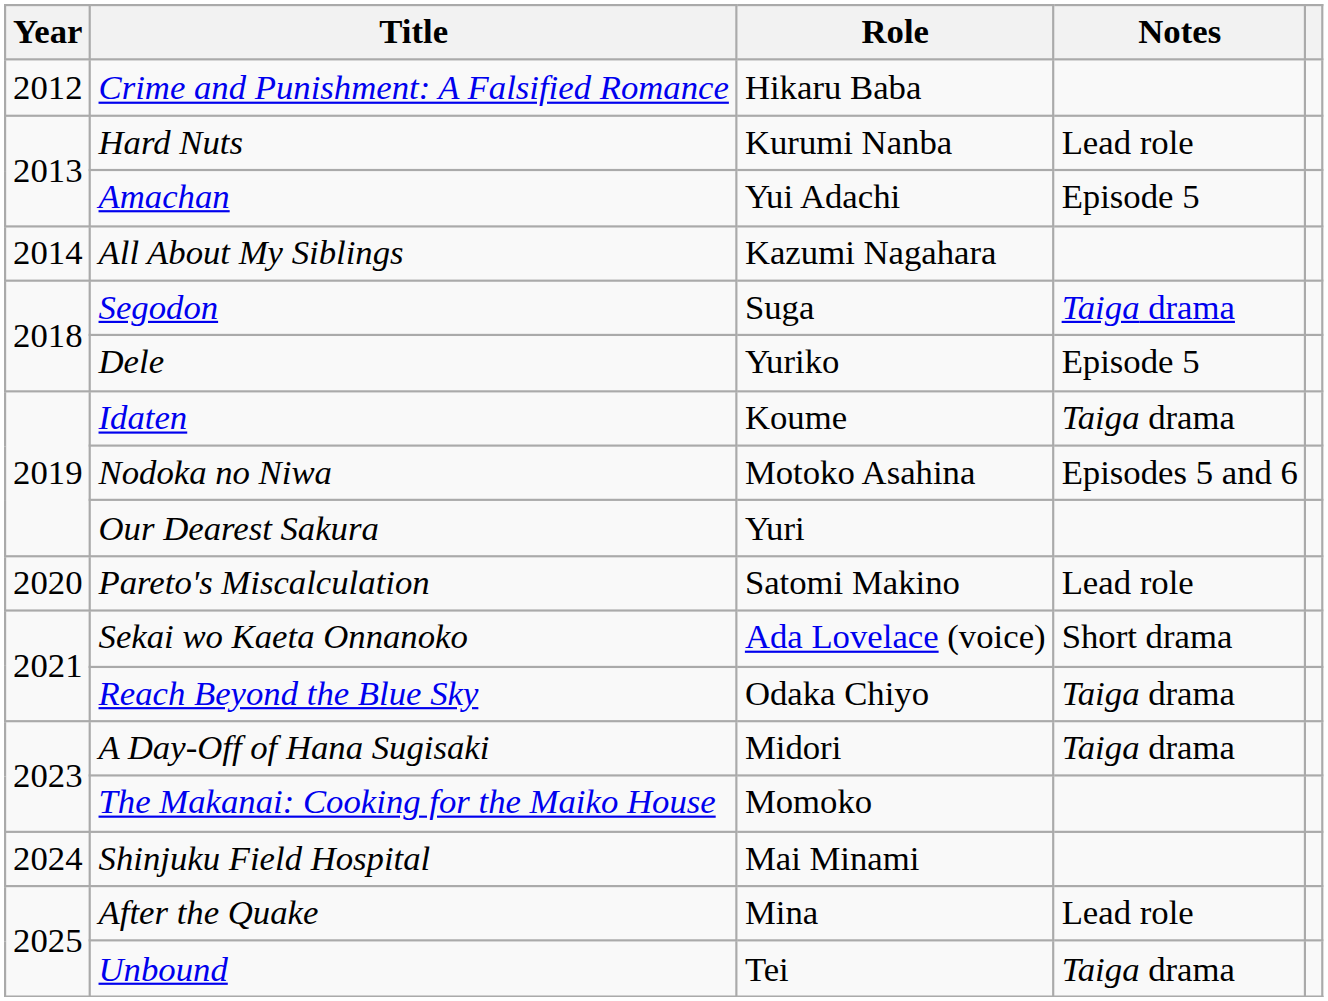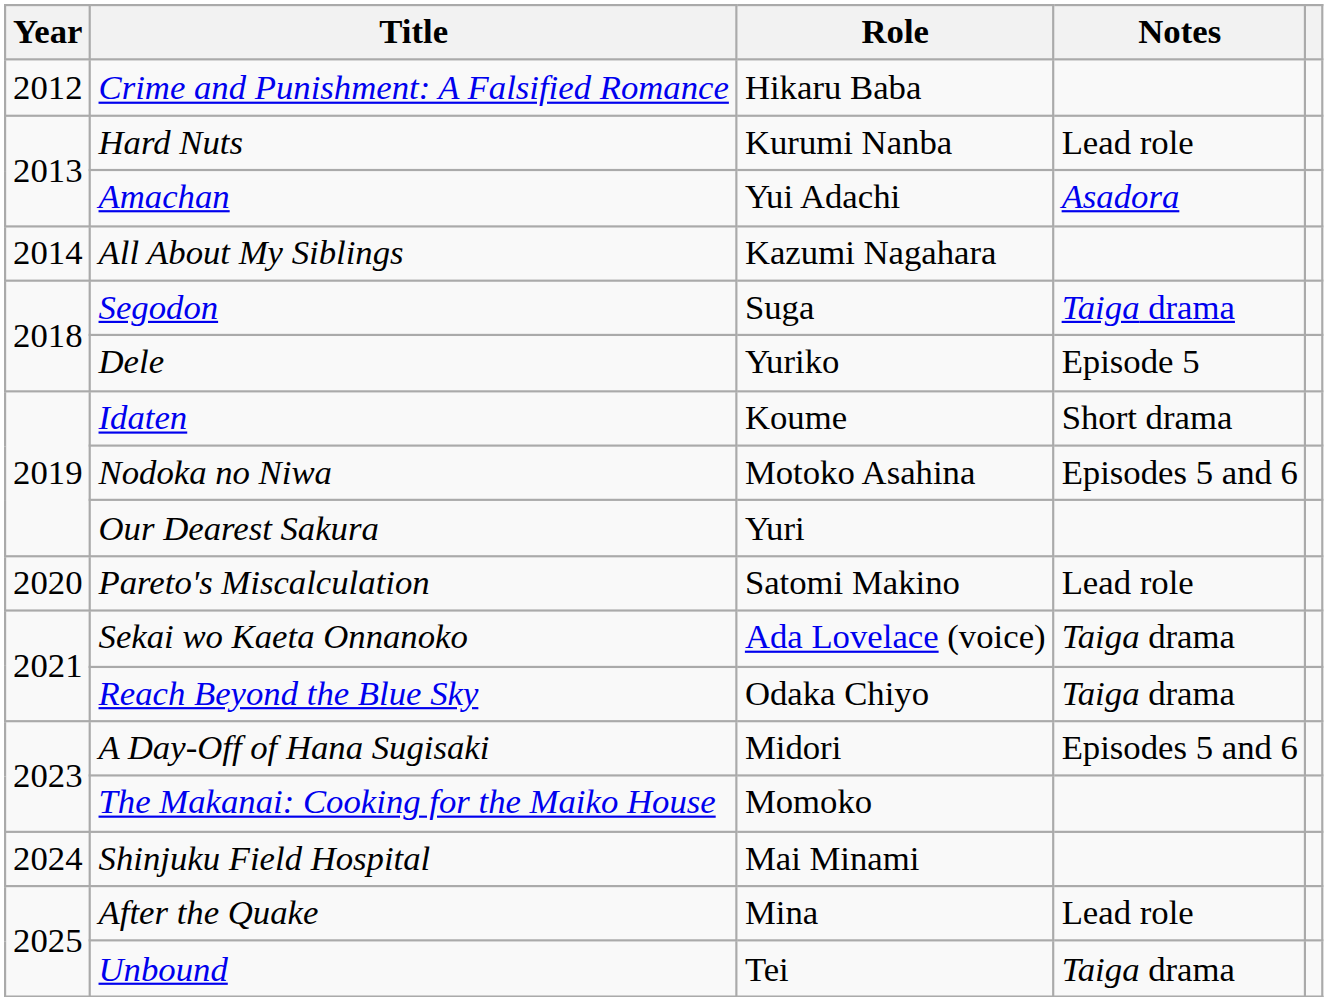(1131, 197) Episode 5 -> (1120, 197) Asadora
(1148, 417) Taiga drama -> (1147, 417) Short drama
(1147, 637) Short drama -> (1148, 637) Taiga drama
(1148, 747) Taiga drama -> (1180, 747) Episodes 5 and 6
